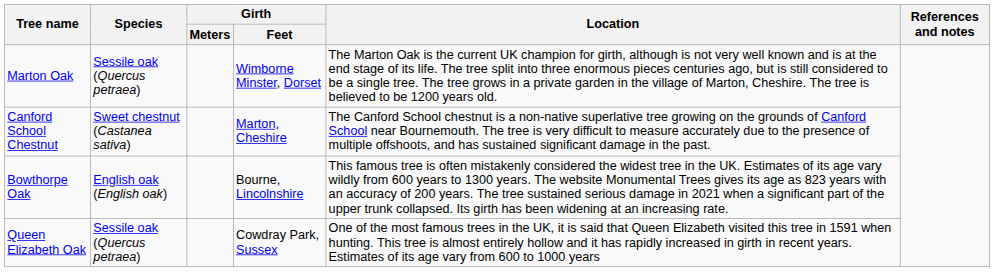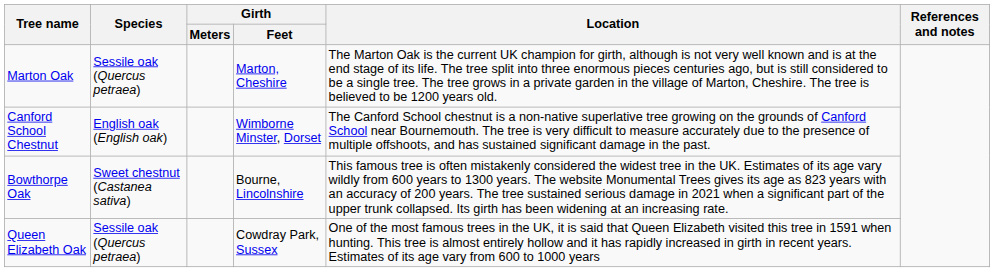(279, 75) Wimborne Minster, Dorset -> (261, 75) Marton, Cheshire
(137, 131) Sweet chestnut (Castanea sativa) -> (130, 131) English oak (English oak)
(261, 131) Marton, Cheshire -> (279, 131) Wimborne Minster, Dorset
(130, 187) English oak (English oak) -> (137, 187) Sweet chestnut (Castanea sativa)
